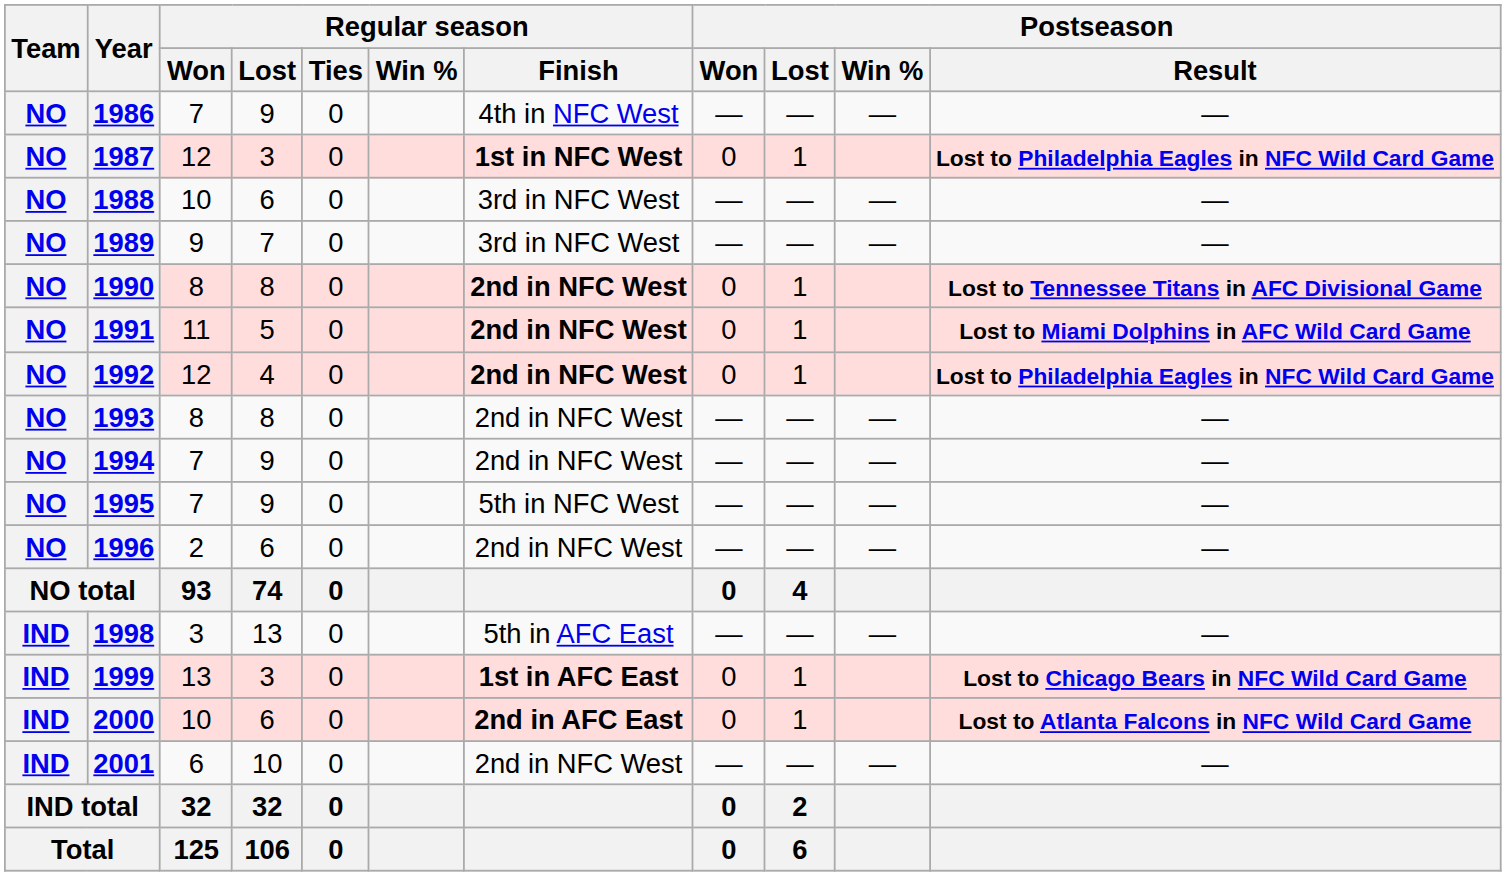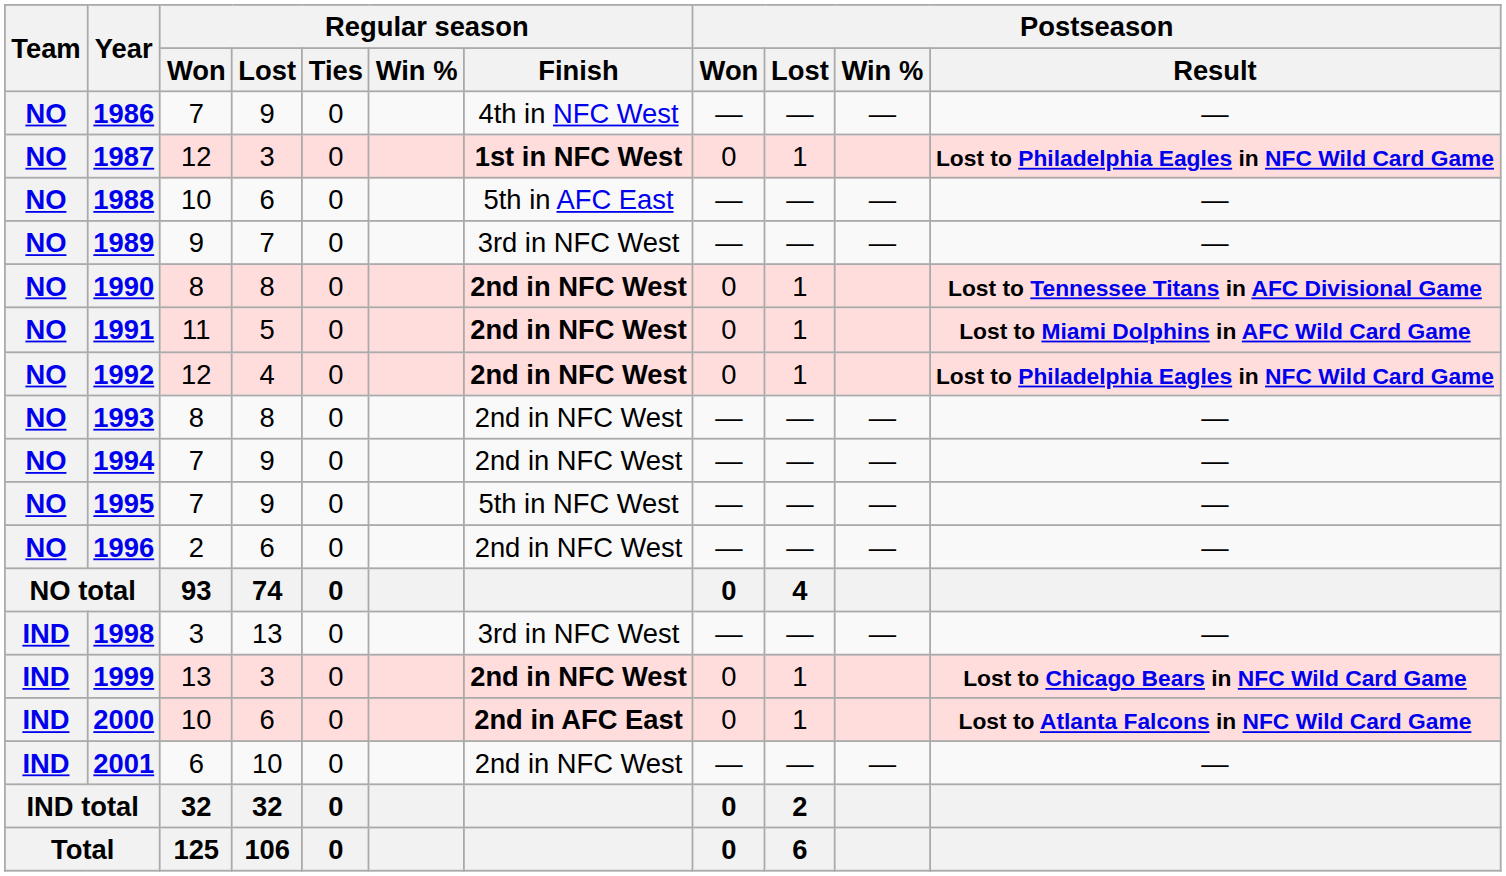(579, 200) 3rd in NFC West -> (579, 200) 5th in AFC East
(579, 633) 5th in AFC East -> (579, 633) 3rd in NFC West
(579, 676) 1st in AFC East -> (579, 676) 2nd in NFC West
